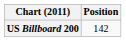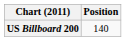(101, 28) 142 -> (101, 28) 140
